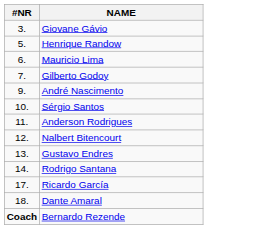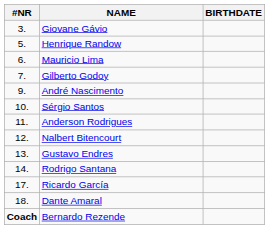+ column: (234, 13)
